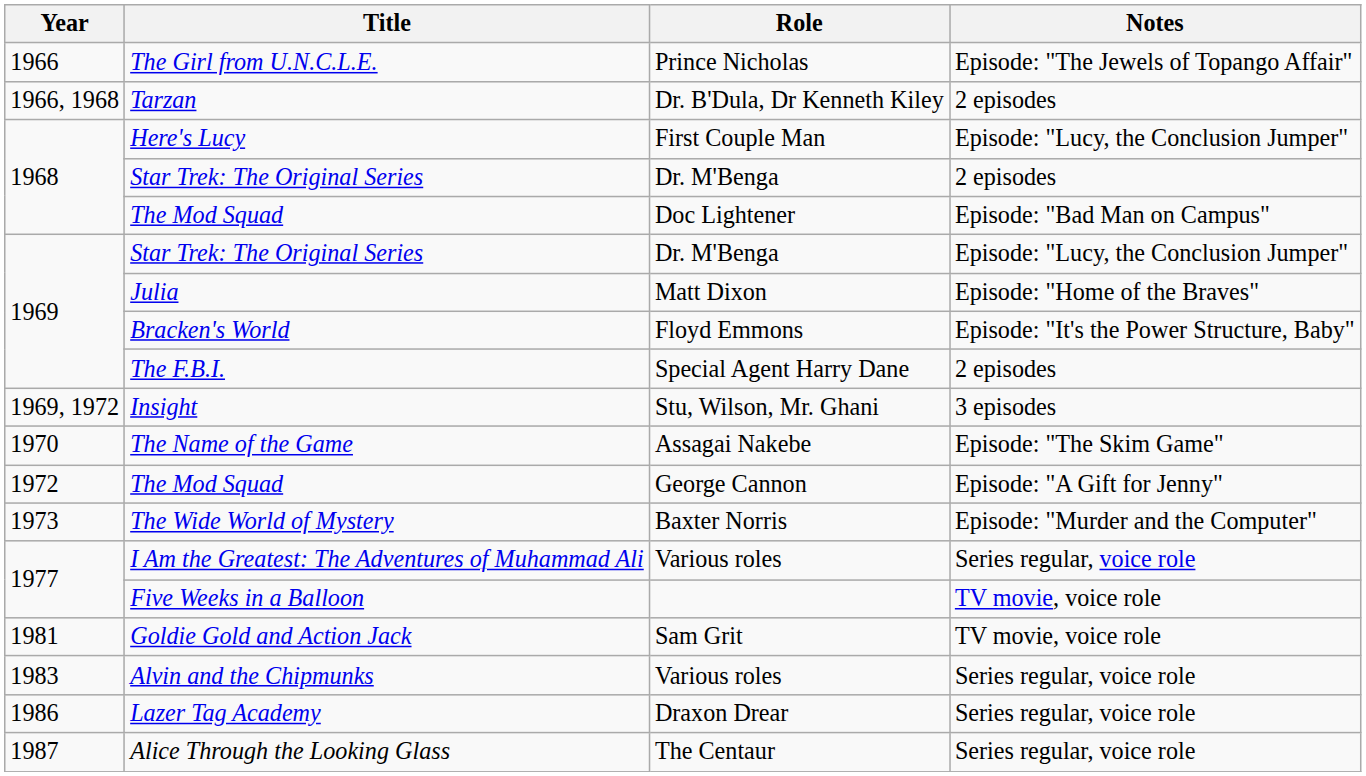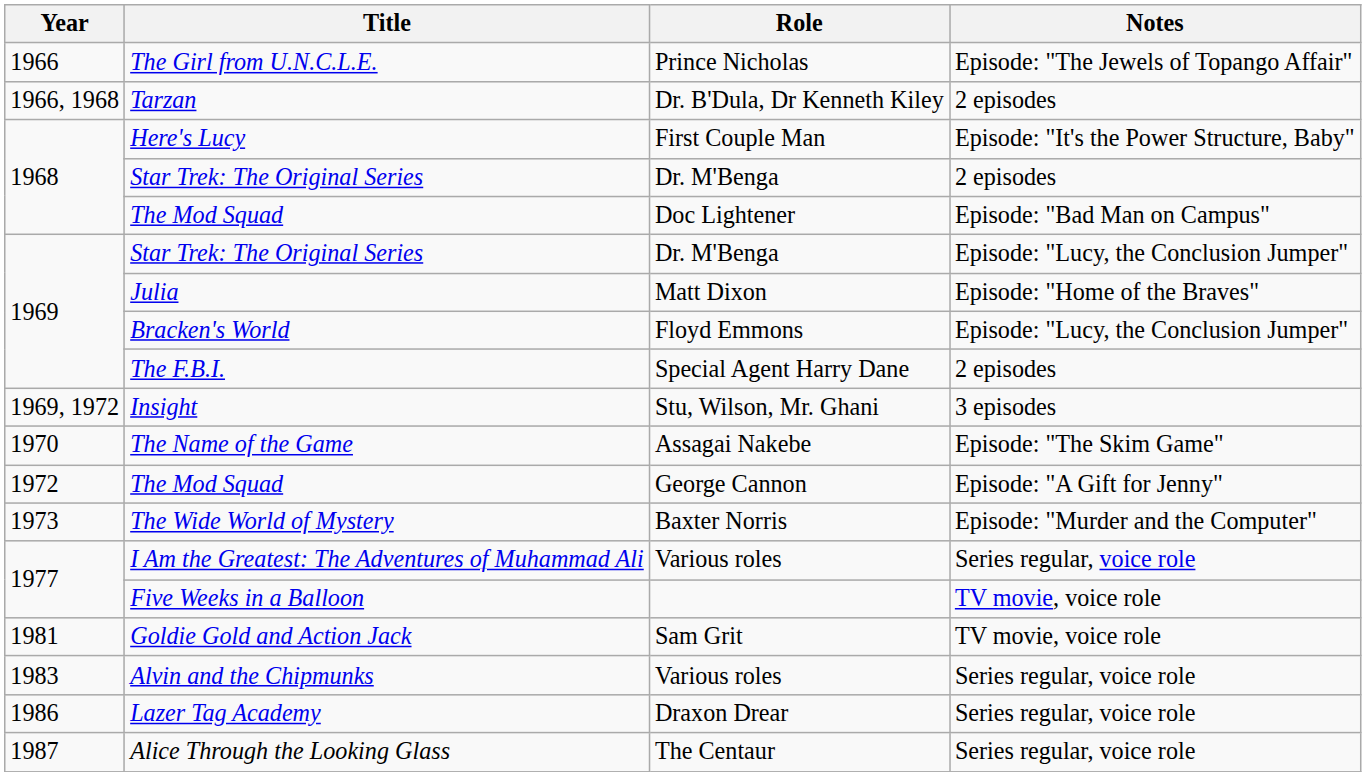(1152, 138) Episode: "Lucy, the Conclusion Jumper" -> (1155, 138) Episode: "It's the Power Structure, Baby"
(1155, 330) Episode: "It's the Power Structure, Baby" -> (1152, 330) Episode: "Lucy, the Conclusion Jumper"
